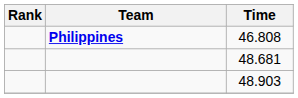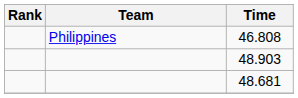(86, 37) bold -> (83, 37) normal
rows swapped: (260, 59) <-> (260, 81)
